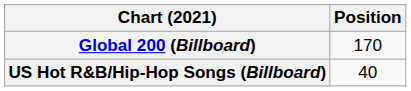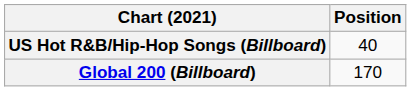rows swapped: (167, 45) <-> (167, 72)
